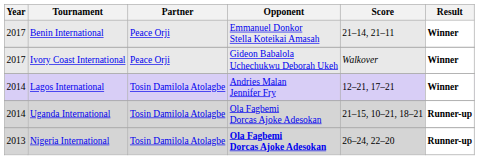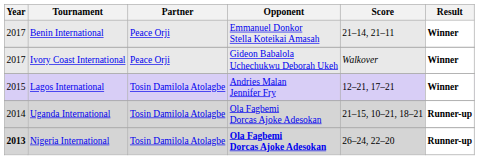(16, 87) 2014 -> (16, 87) 2015
(16, 141) normal -> (16, 141) bold
